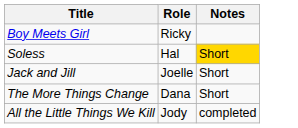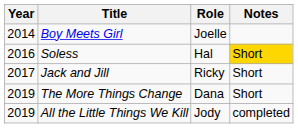+ column: (21, 14)
(176, 34) Ricky -> (210, 34) Joelle
(177, 73) Joelle -> (209, 73) Ricky
